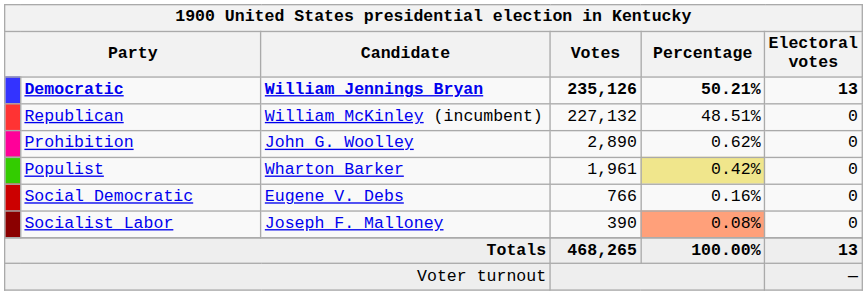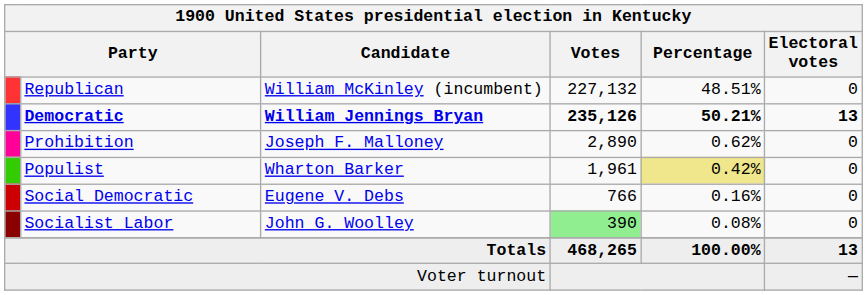rows swapped: (74, 91) <-> (74, 117)
(339, 144) John G. Woolley -> (354, 144) Joseph F. Malloney
(354, 224) Joseph F. Malloney -> (339, 224) John G. Woolley
(622, 224) no background -> (622, 224) lightgreen background
(736, 224) lightsalmon background -> (736, 224) no background
